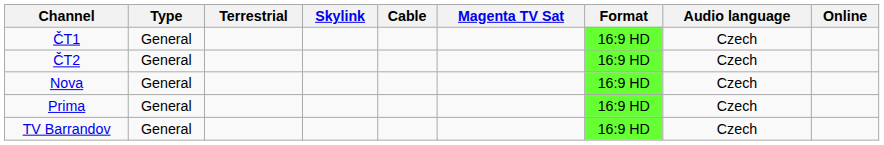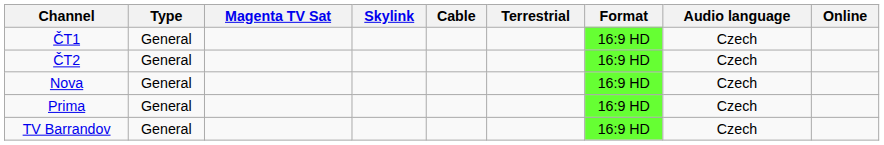columns swapped: (511, 16) <-> (253, 16)
